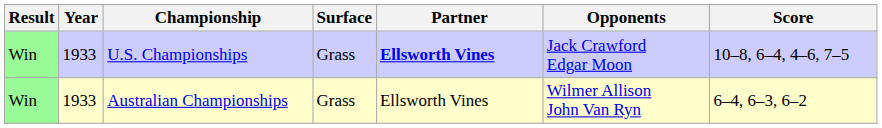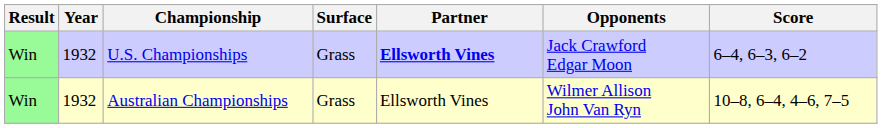(79, 54) 1933 -> (79, 54) 1932
(781, 54) 10–8, 6–4, 4–6, 7–5 -> (760, 54) 6–4, 6–3, 6–2
(79, 100) 1933 -> (79, 100) 1932
(760, 100) 6–4, 6–3, 6–2 -> (781, 100) 10–8, 6–4, 4–6, 7–5
